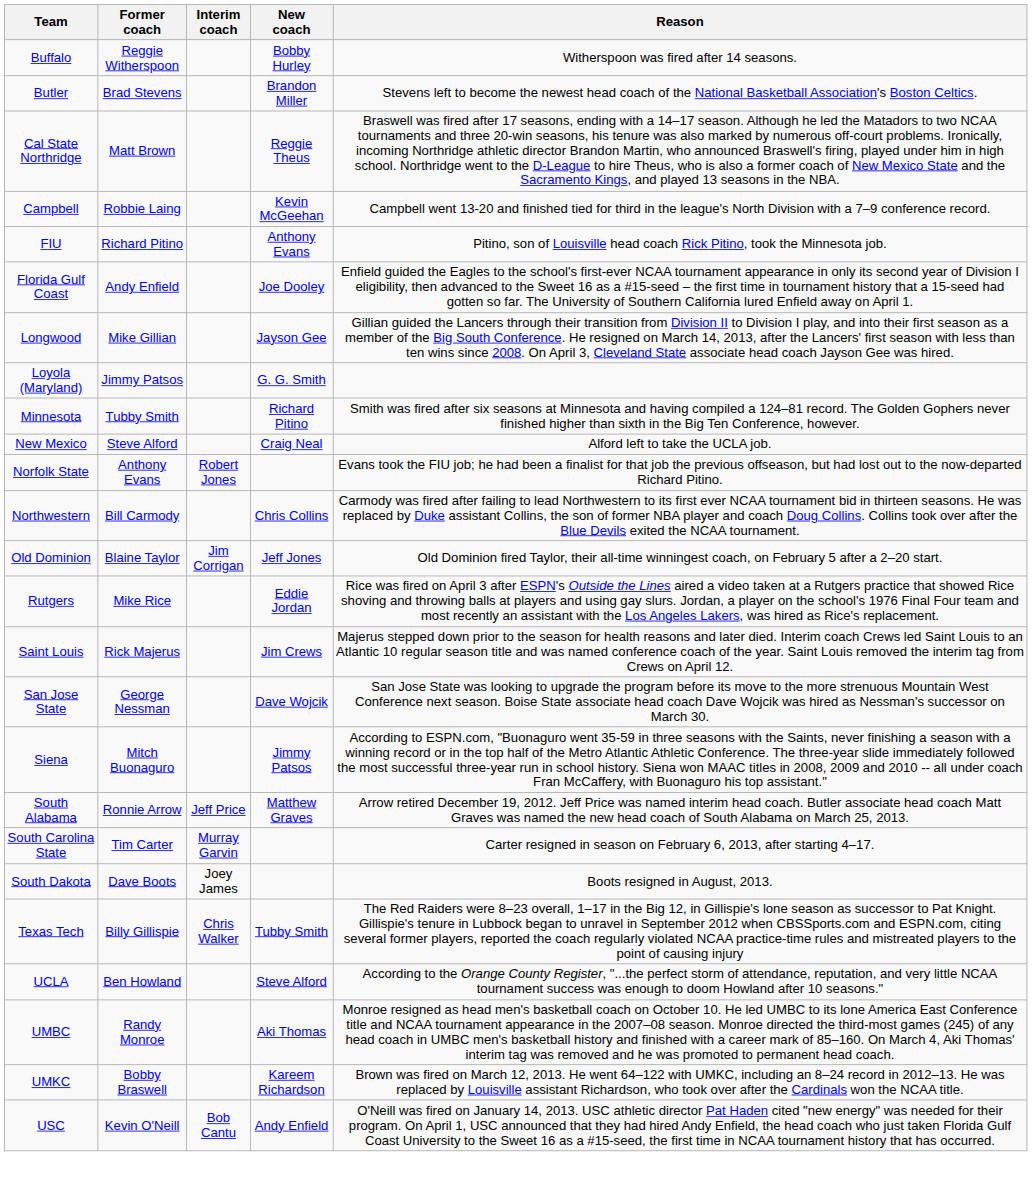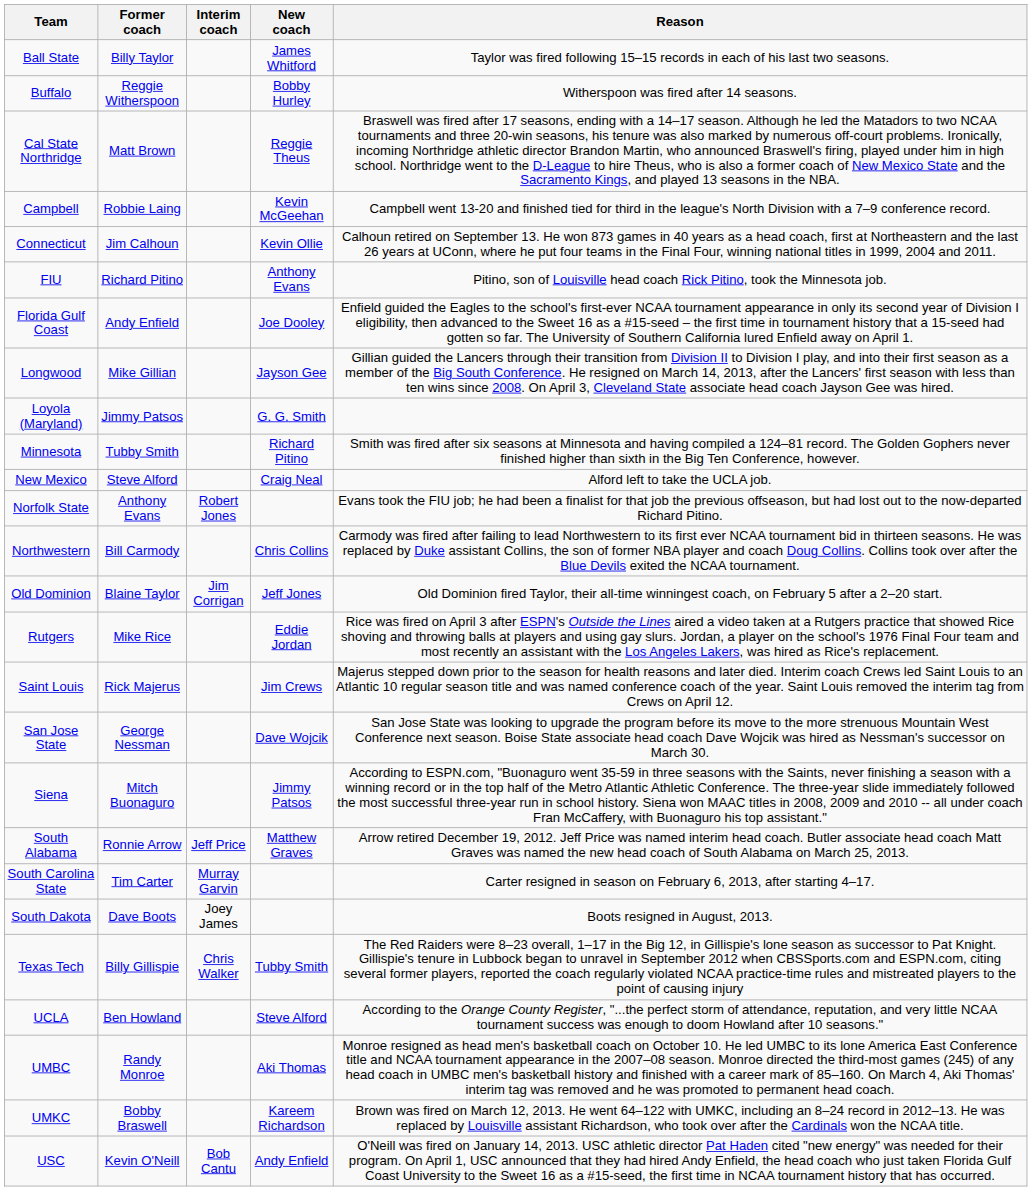+ row: (51, 57)
- row: (51, 93)
+ row: (51, 244)
